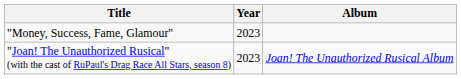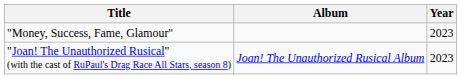columns swapped: (248, 13) <-> (360, 13)
